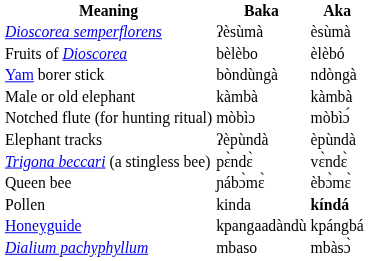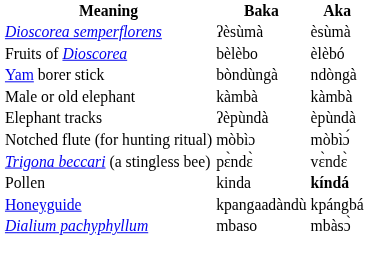rows swapped: (53, 140) <-> (109, 118)
- row: (38, 183)
